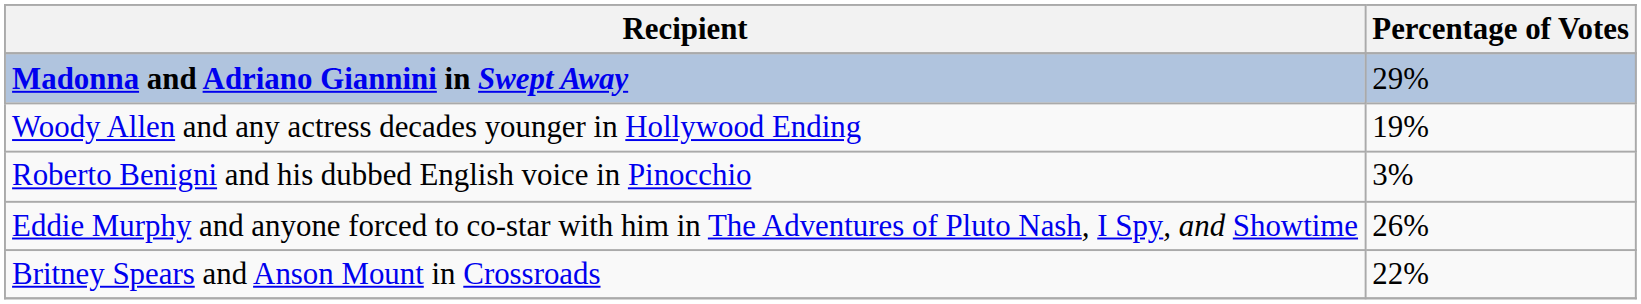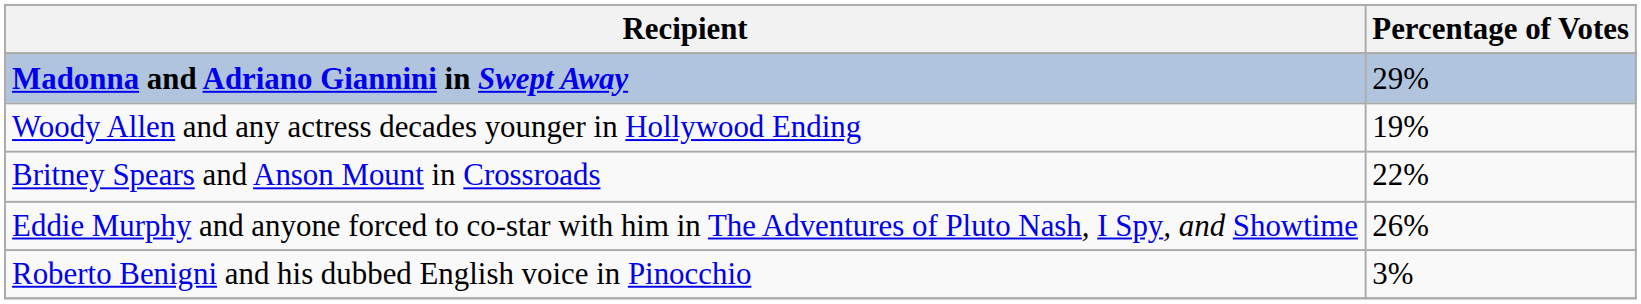rows swapped: (382, 175) <-> (306, 273)
